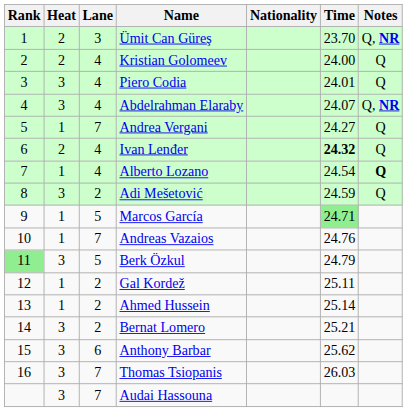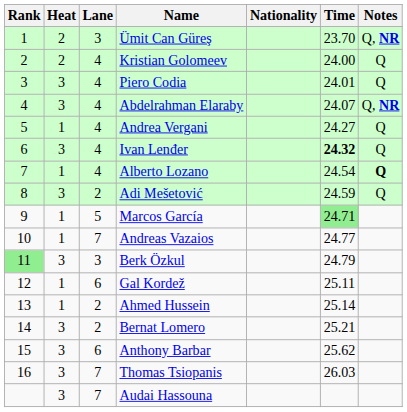(98, 127) 7 -> (98, 127) 4
(62, 149) 2 -> (62, 149) 3
(340, 238) 24.76 -> (340, 238) 24.77
(98, 261) 5 -> (98, 261) 3
(98, 283) 2 -> (98, 283) 6
